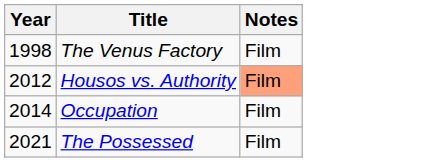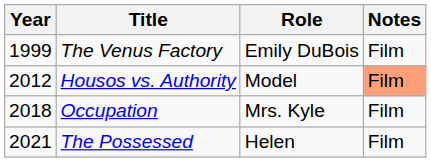+ column: (302, 19)
(30, 50) 1998 -> (30, 50) 1999
(30, 111) 2014 -> (30, 111) 2018
